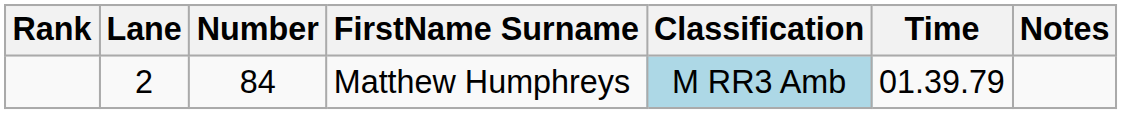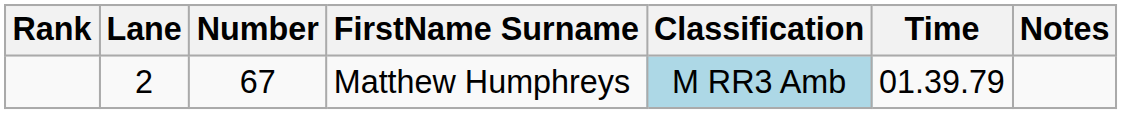(258, 81) 84 -> (258, 81) 67
